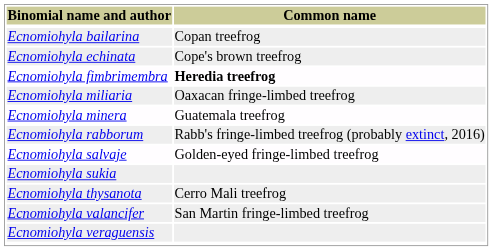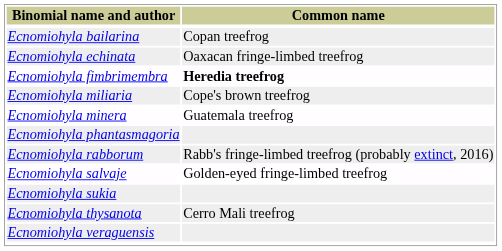(238, 56) Cope's brown treefrog -> (273, 56) Oaxacan fringe-limbed treefrog
(265, 95) Oaxacan fringe-limbed treefrog -> (247, 95) Cope's brown treefrog
+ row: (94, 134)
- row: (76, 213)
